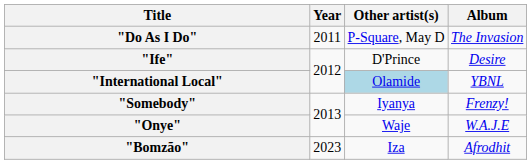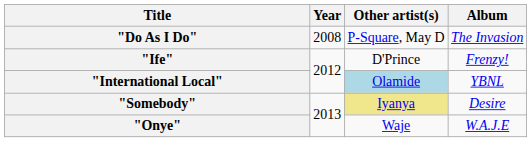(327, 37) 2011 -> (327, 37) 2008
(487, 59) Desire -> (487, 59) Frenzy!
(396, 103) no background -> (396, 103) khaki background
(487, 103) Frenzy! -> (487, 103) Desire
- row: (157, 147)
